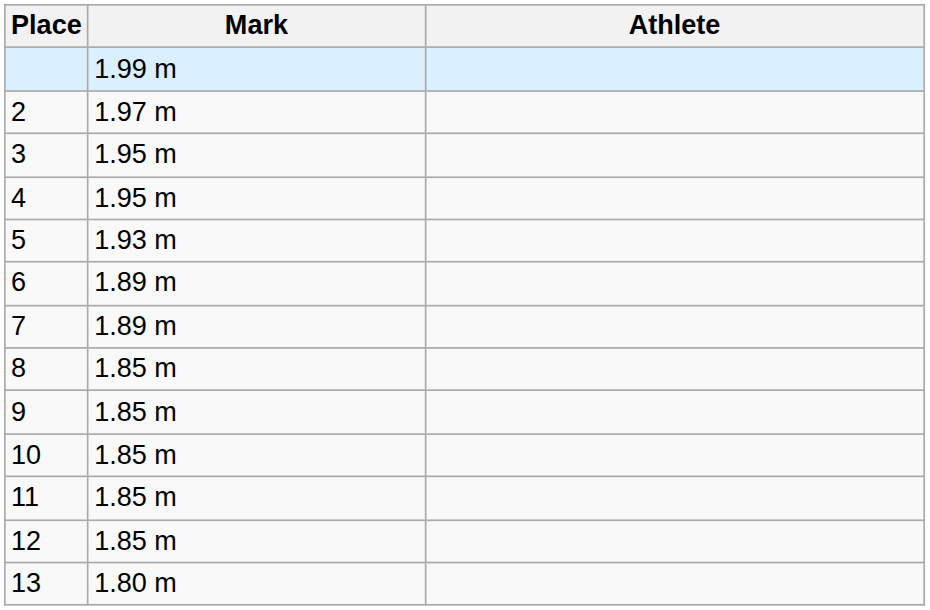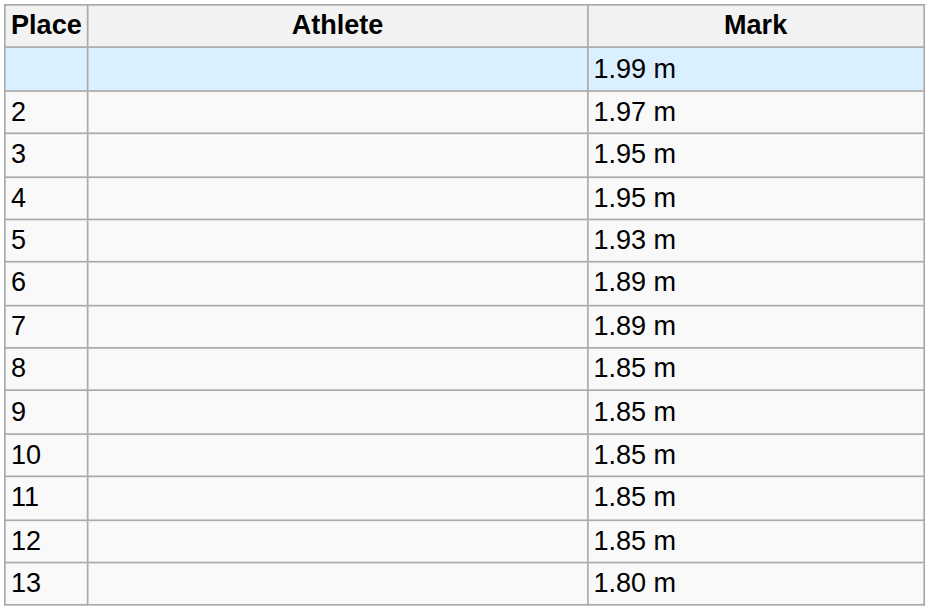columns swapped: (674, 25) <-> (256, 25)
